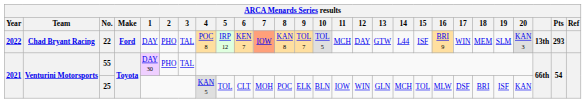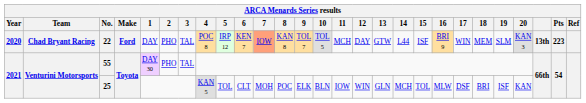(14, 41) 2022 -> (14, 41) 2020
(559, 41) 293 -> (559, 41) 223
